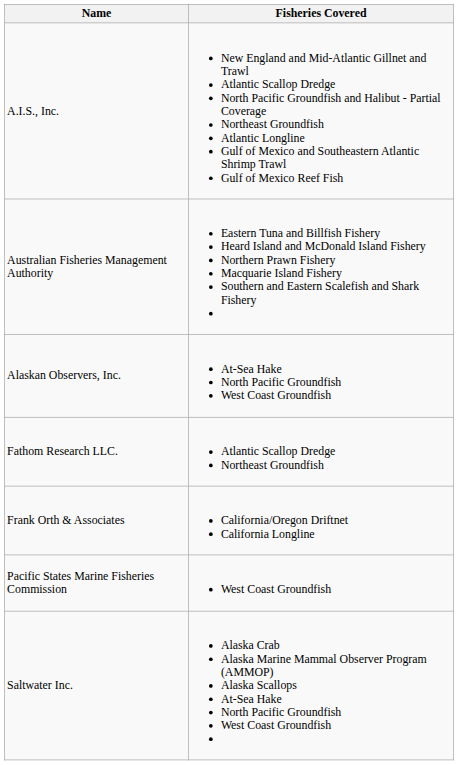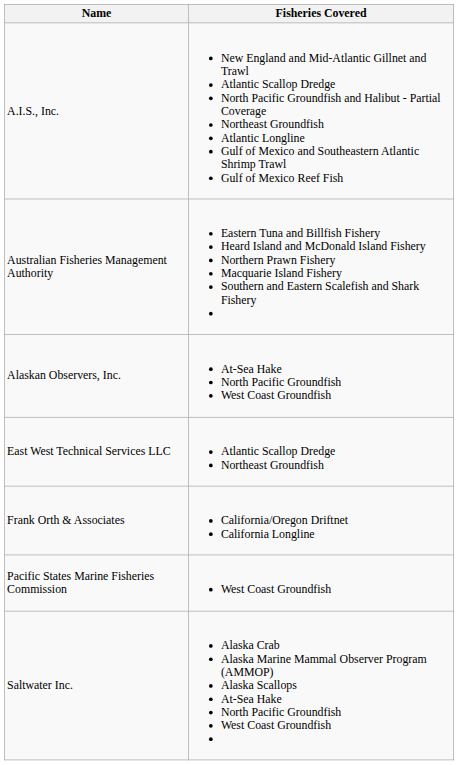+ row: (89, 451)
- row: (63, 451)
